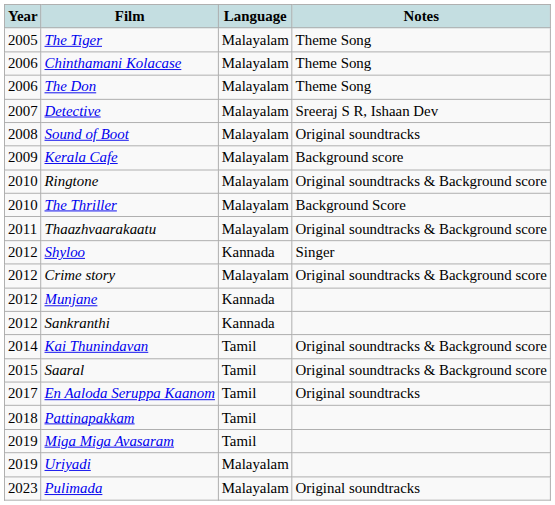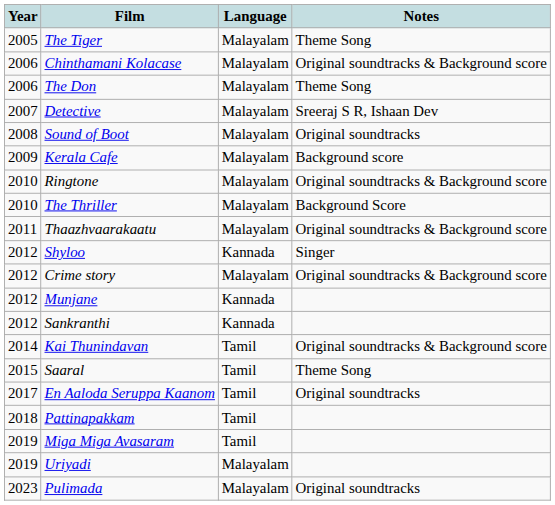(333, 63) Theme Song -> (421, 63) Original soundtracks & Background score
(421, 370) Original soundtracks & Background score -> (333, 370) Theme Song
